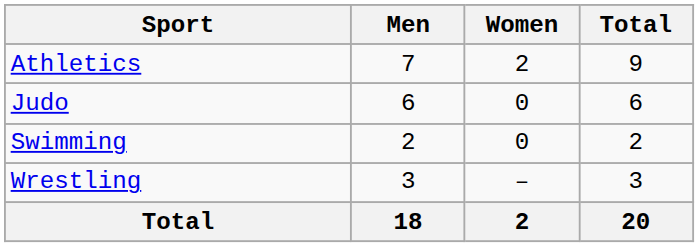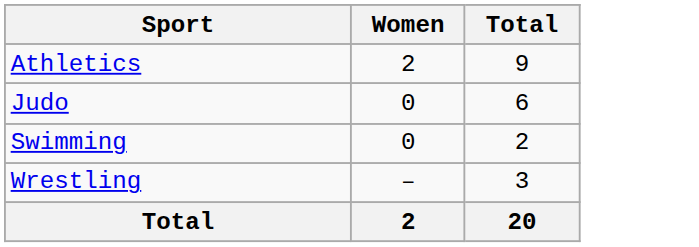- column: (408, 25)
